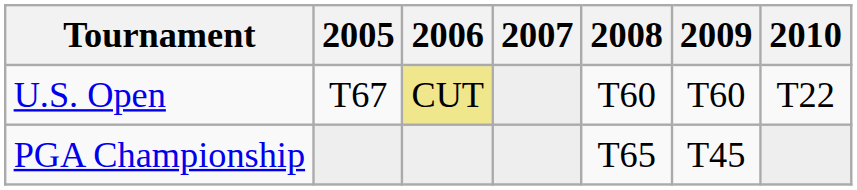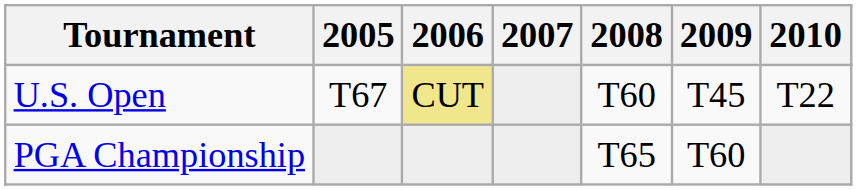(716, 94) T60 -> (716, 94) T45
(716, 154) T45 -> (716, 154) T60
